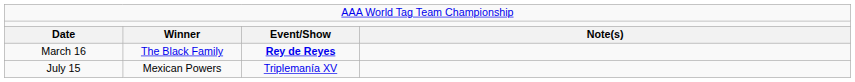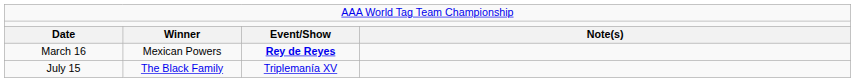(182, 51) The Black Family -> (182, 51) Mexican Powers
(182, 68) Mexican Powers -> (182, 68) The Black Family
